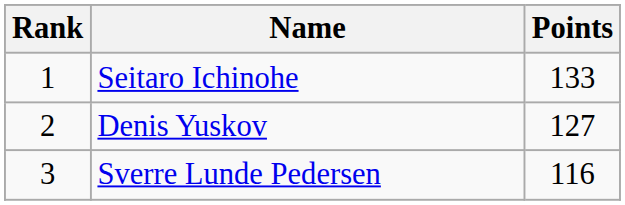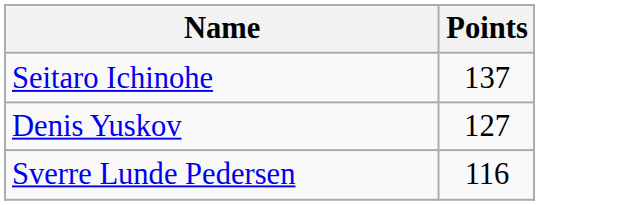- column: (48, 28)
(572, 77) 133 -> (487, 77) 137
